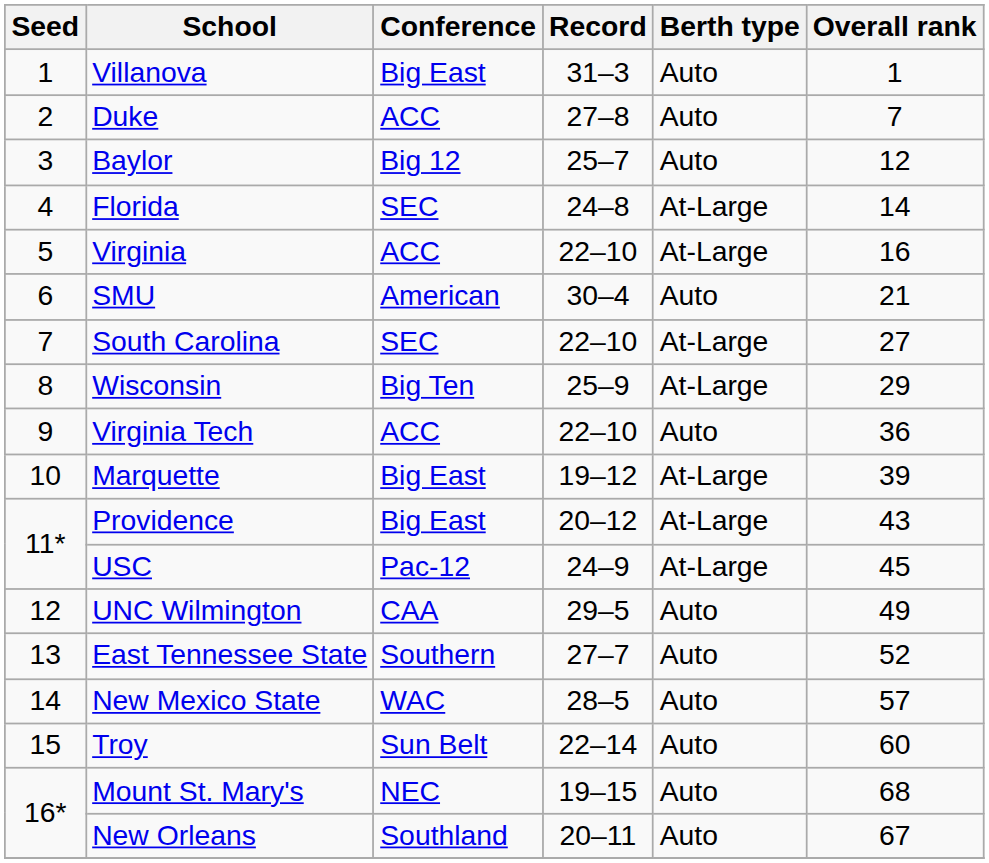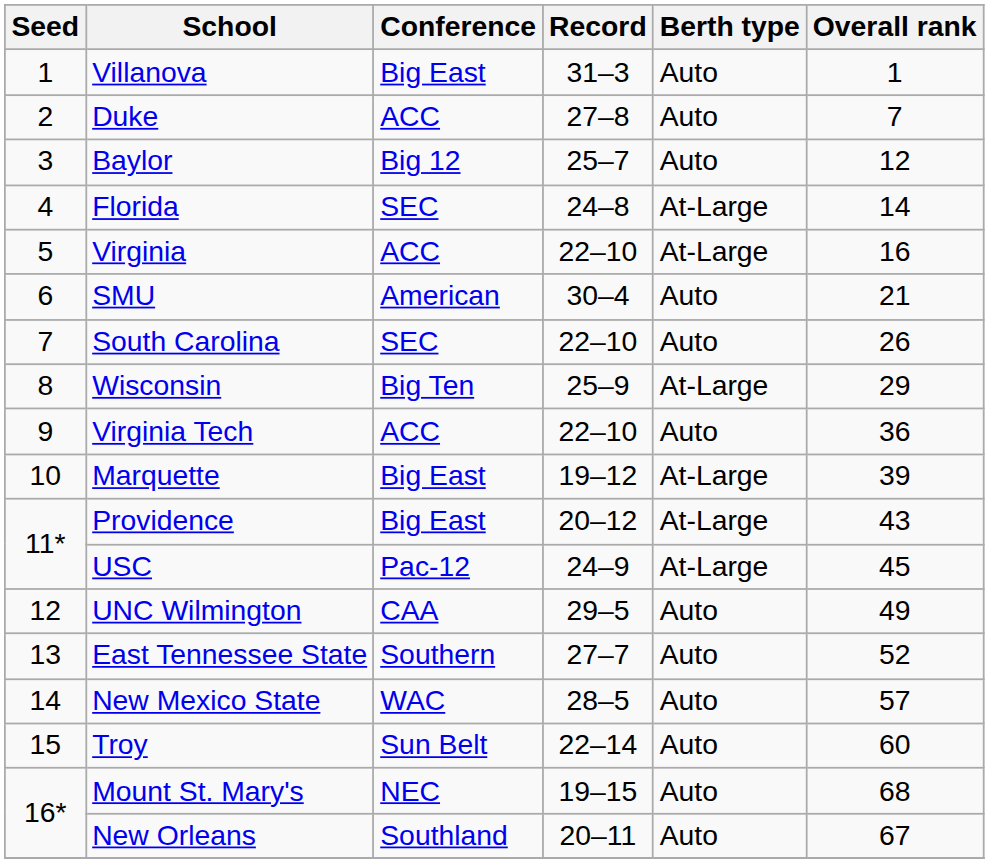(714, 341) At-Large -> (689, 341) Auto
(895, 341) 27 -> (895, 341) 26
